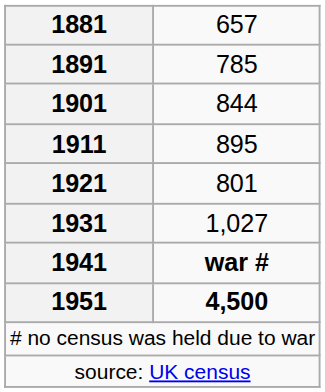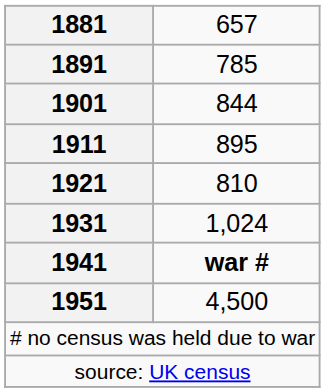(237, 184) 801 -> (237, 184) 810
(237, 223) 1,027 -> (237, 223) 1,024
(237, 303) bold -> (237, 303) normal
